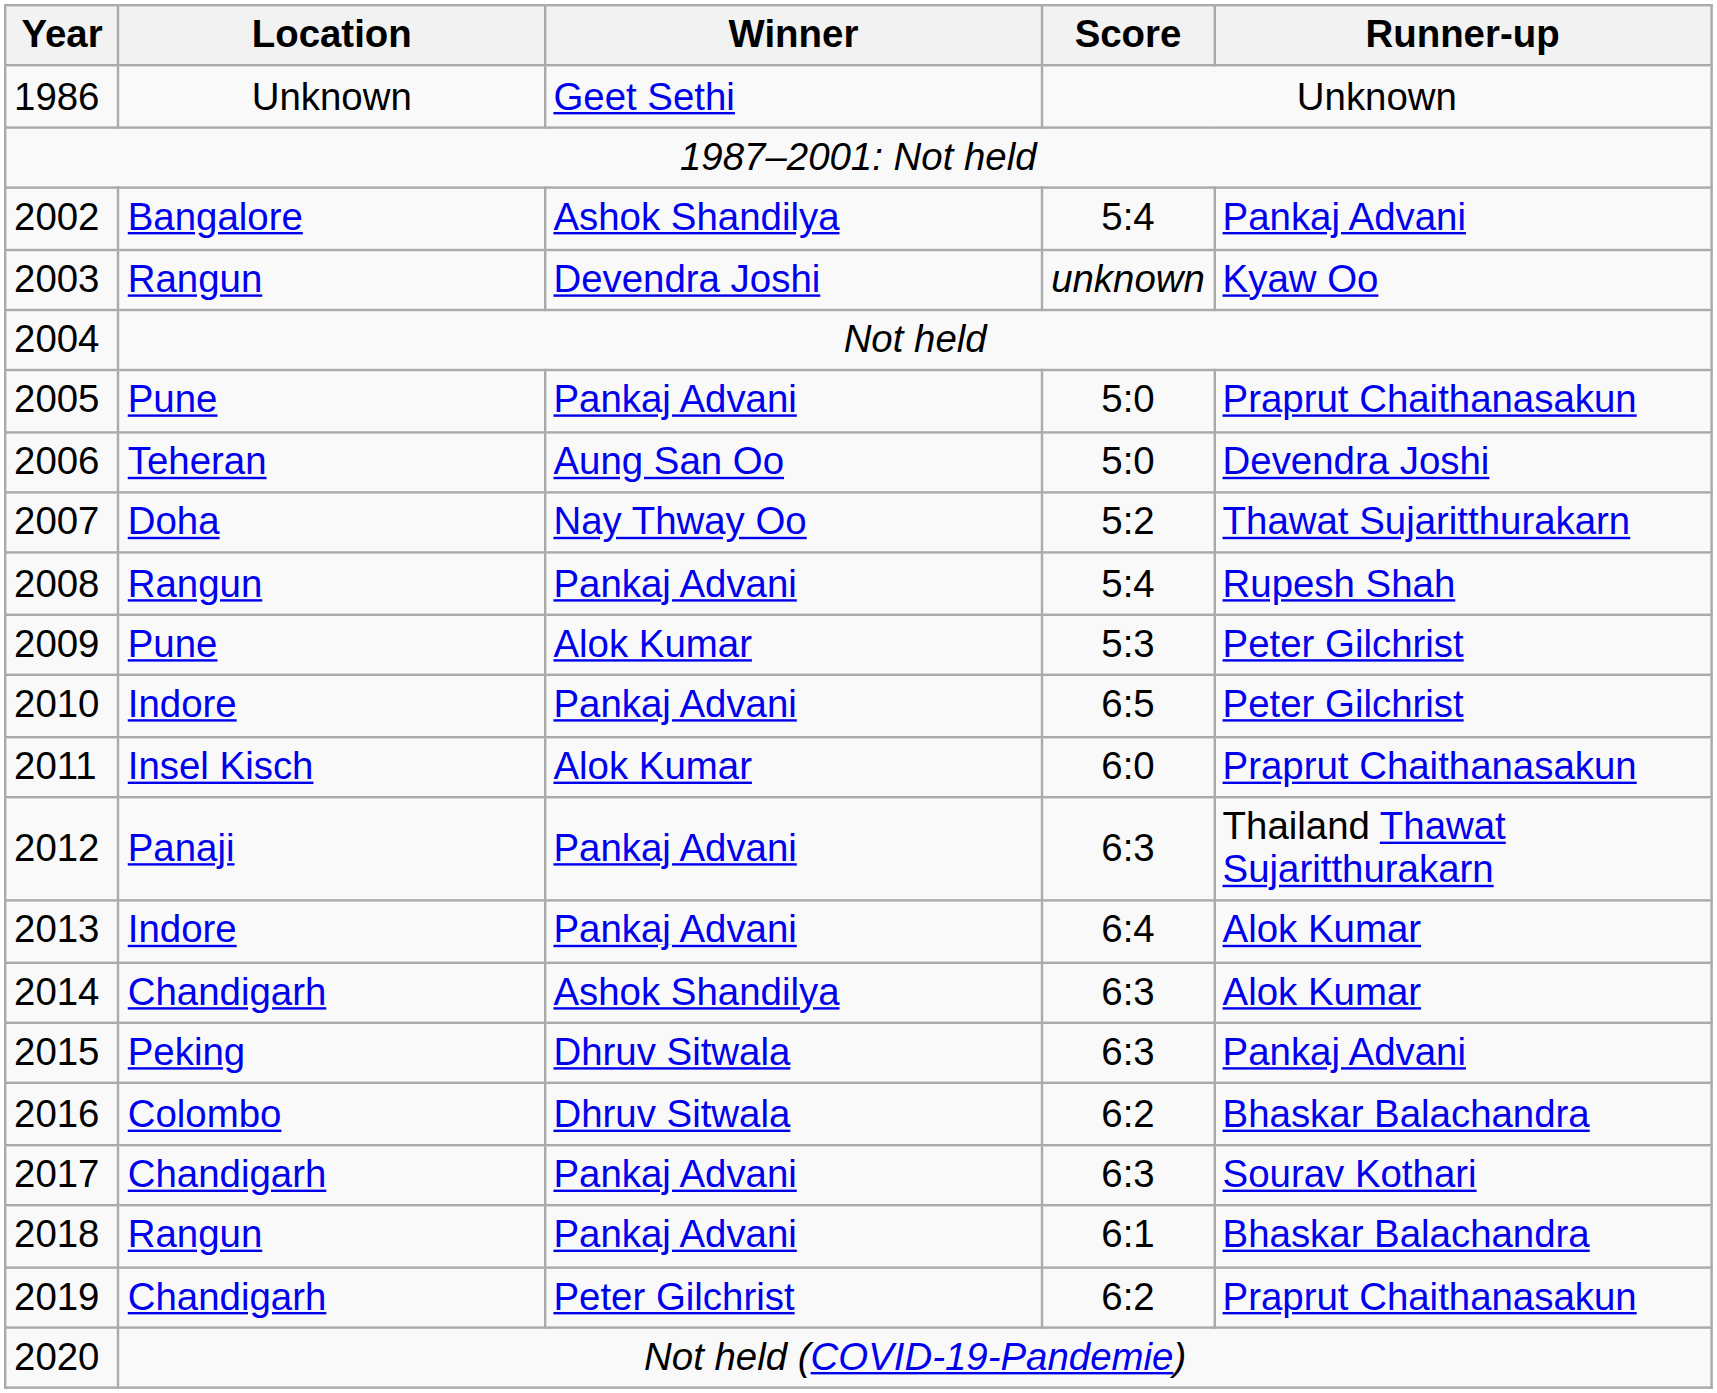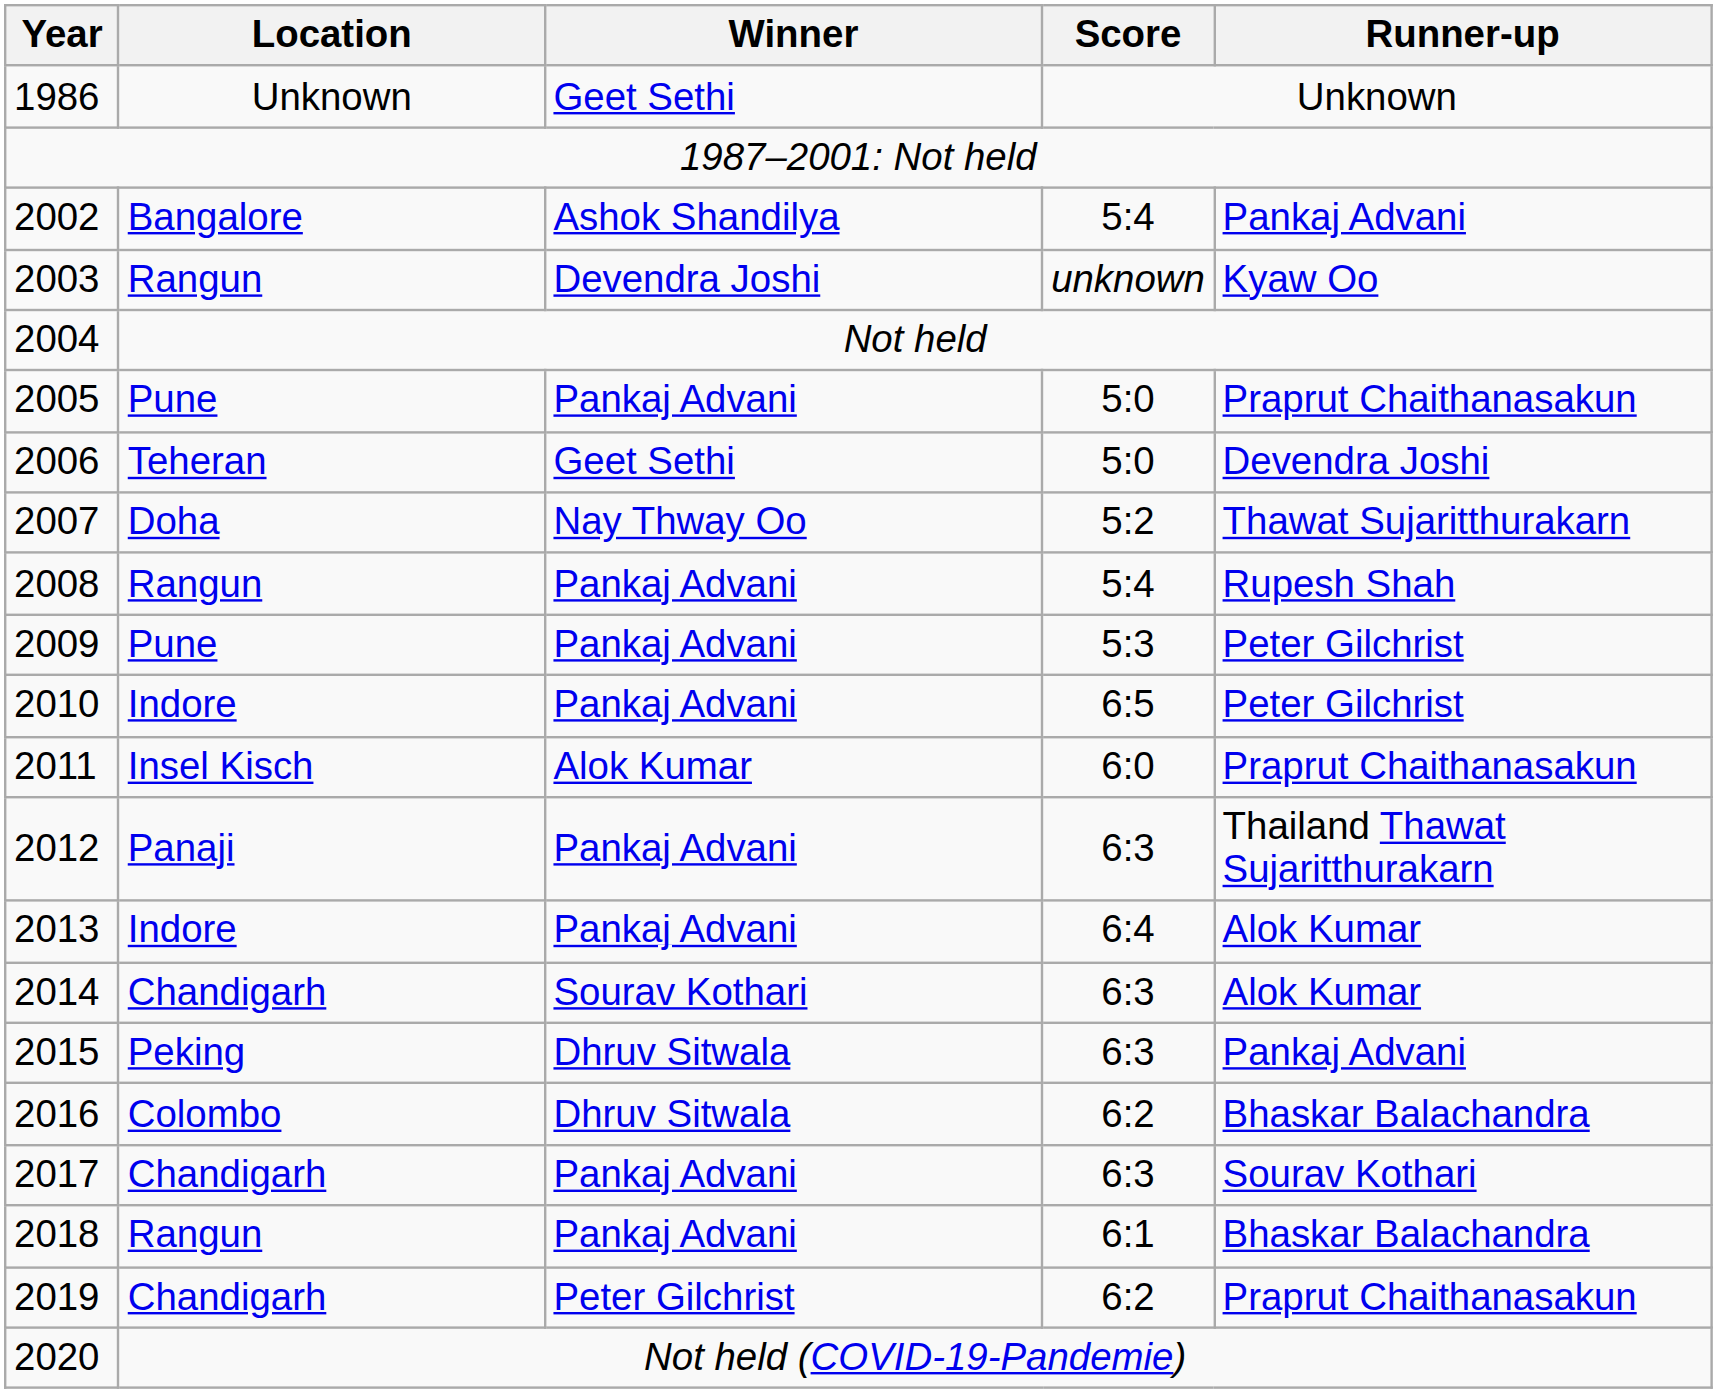(669, 461) Aung San Oo -> (644, 461) Geet Sethi
(653, 643) Alok Kumar -> (675, 643) Pankaj Advani
(696, 991) Ashok Shandilya -> (680, 991) Sourav Kothari
